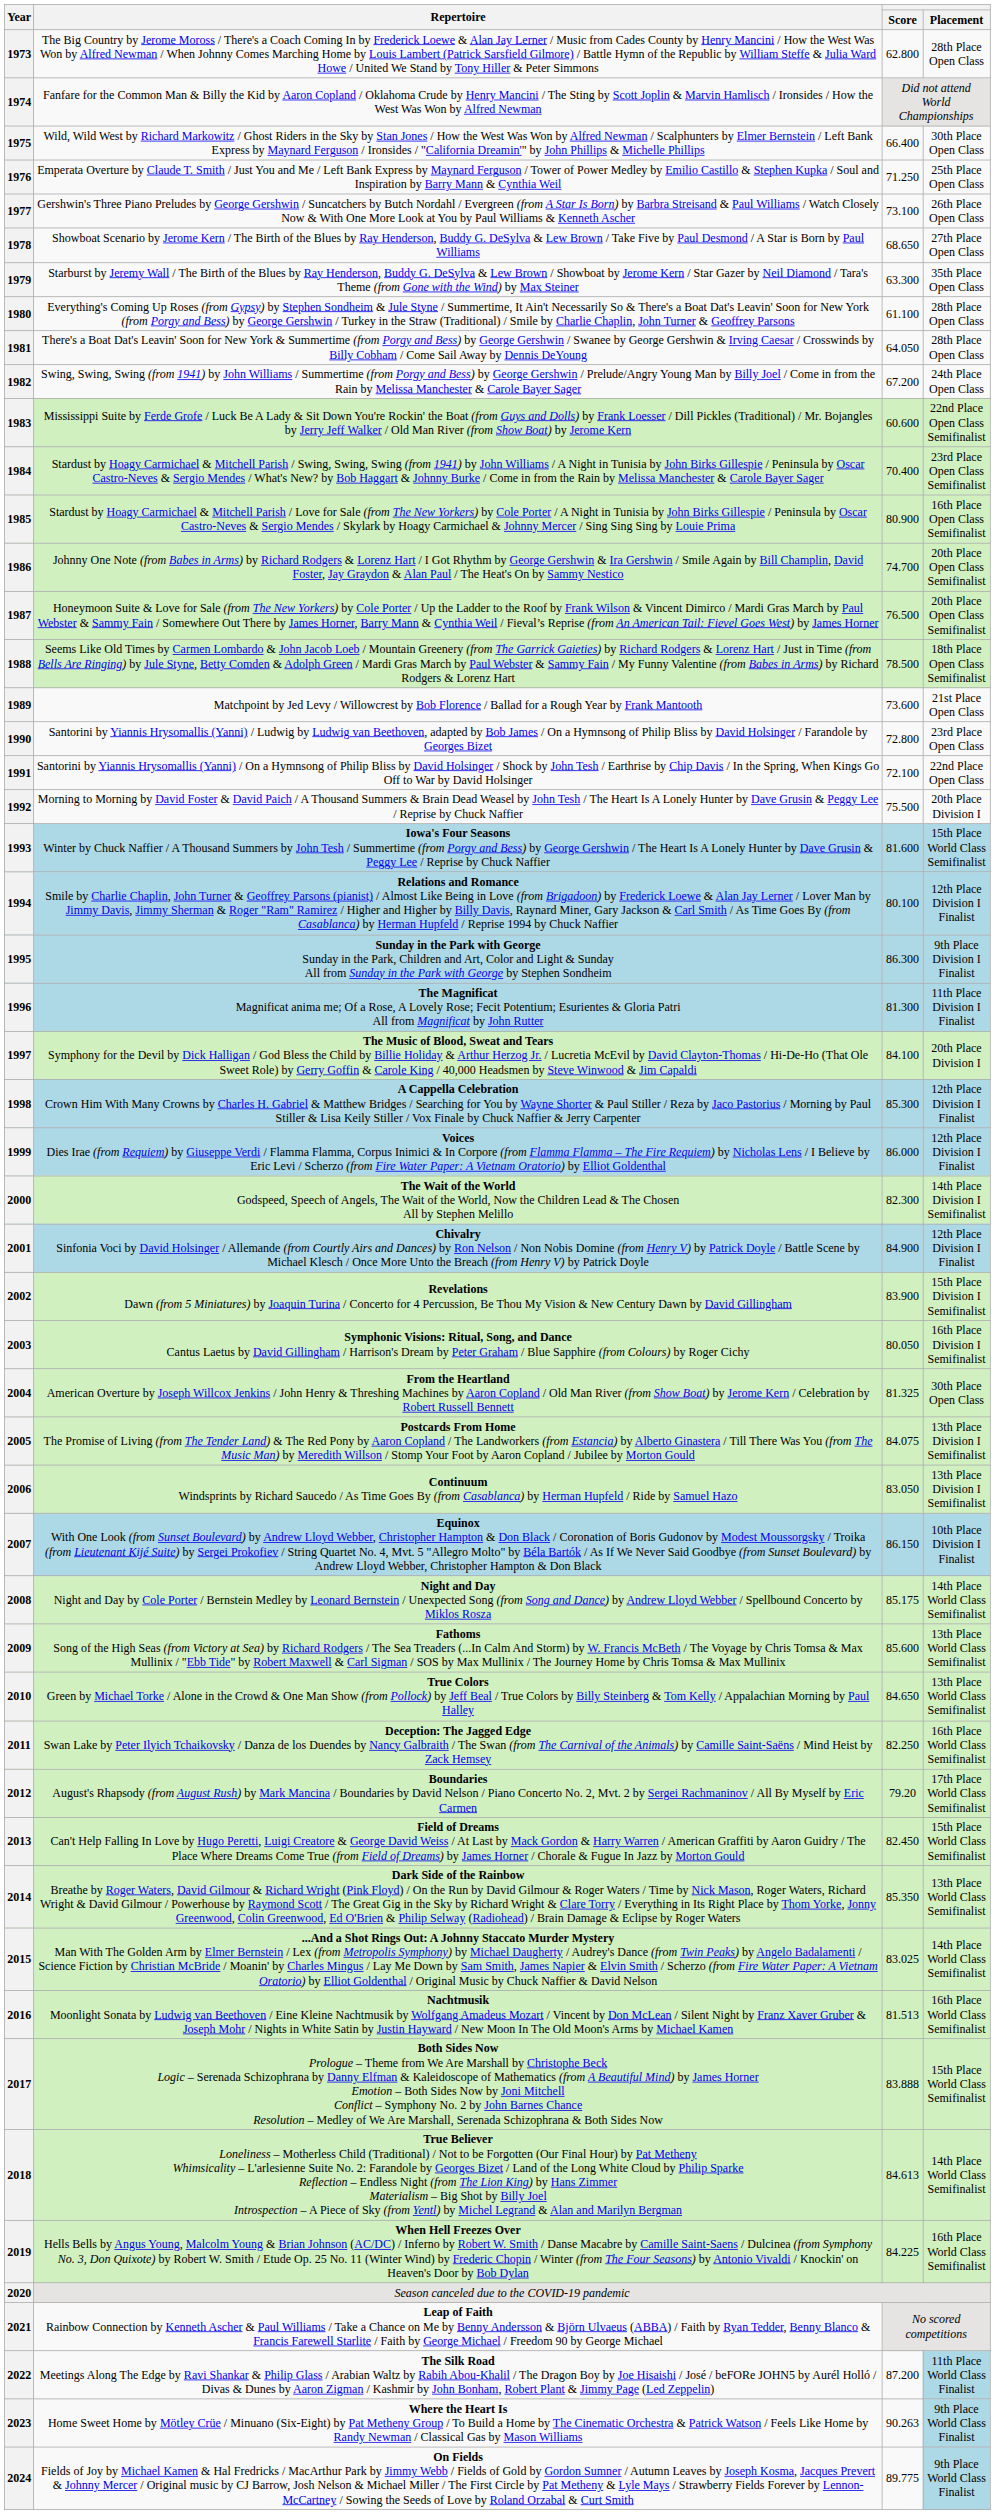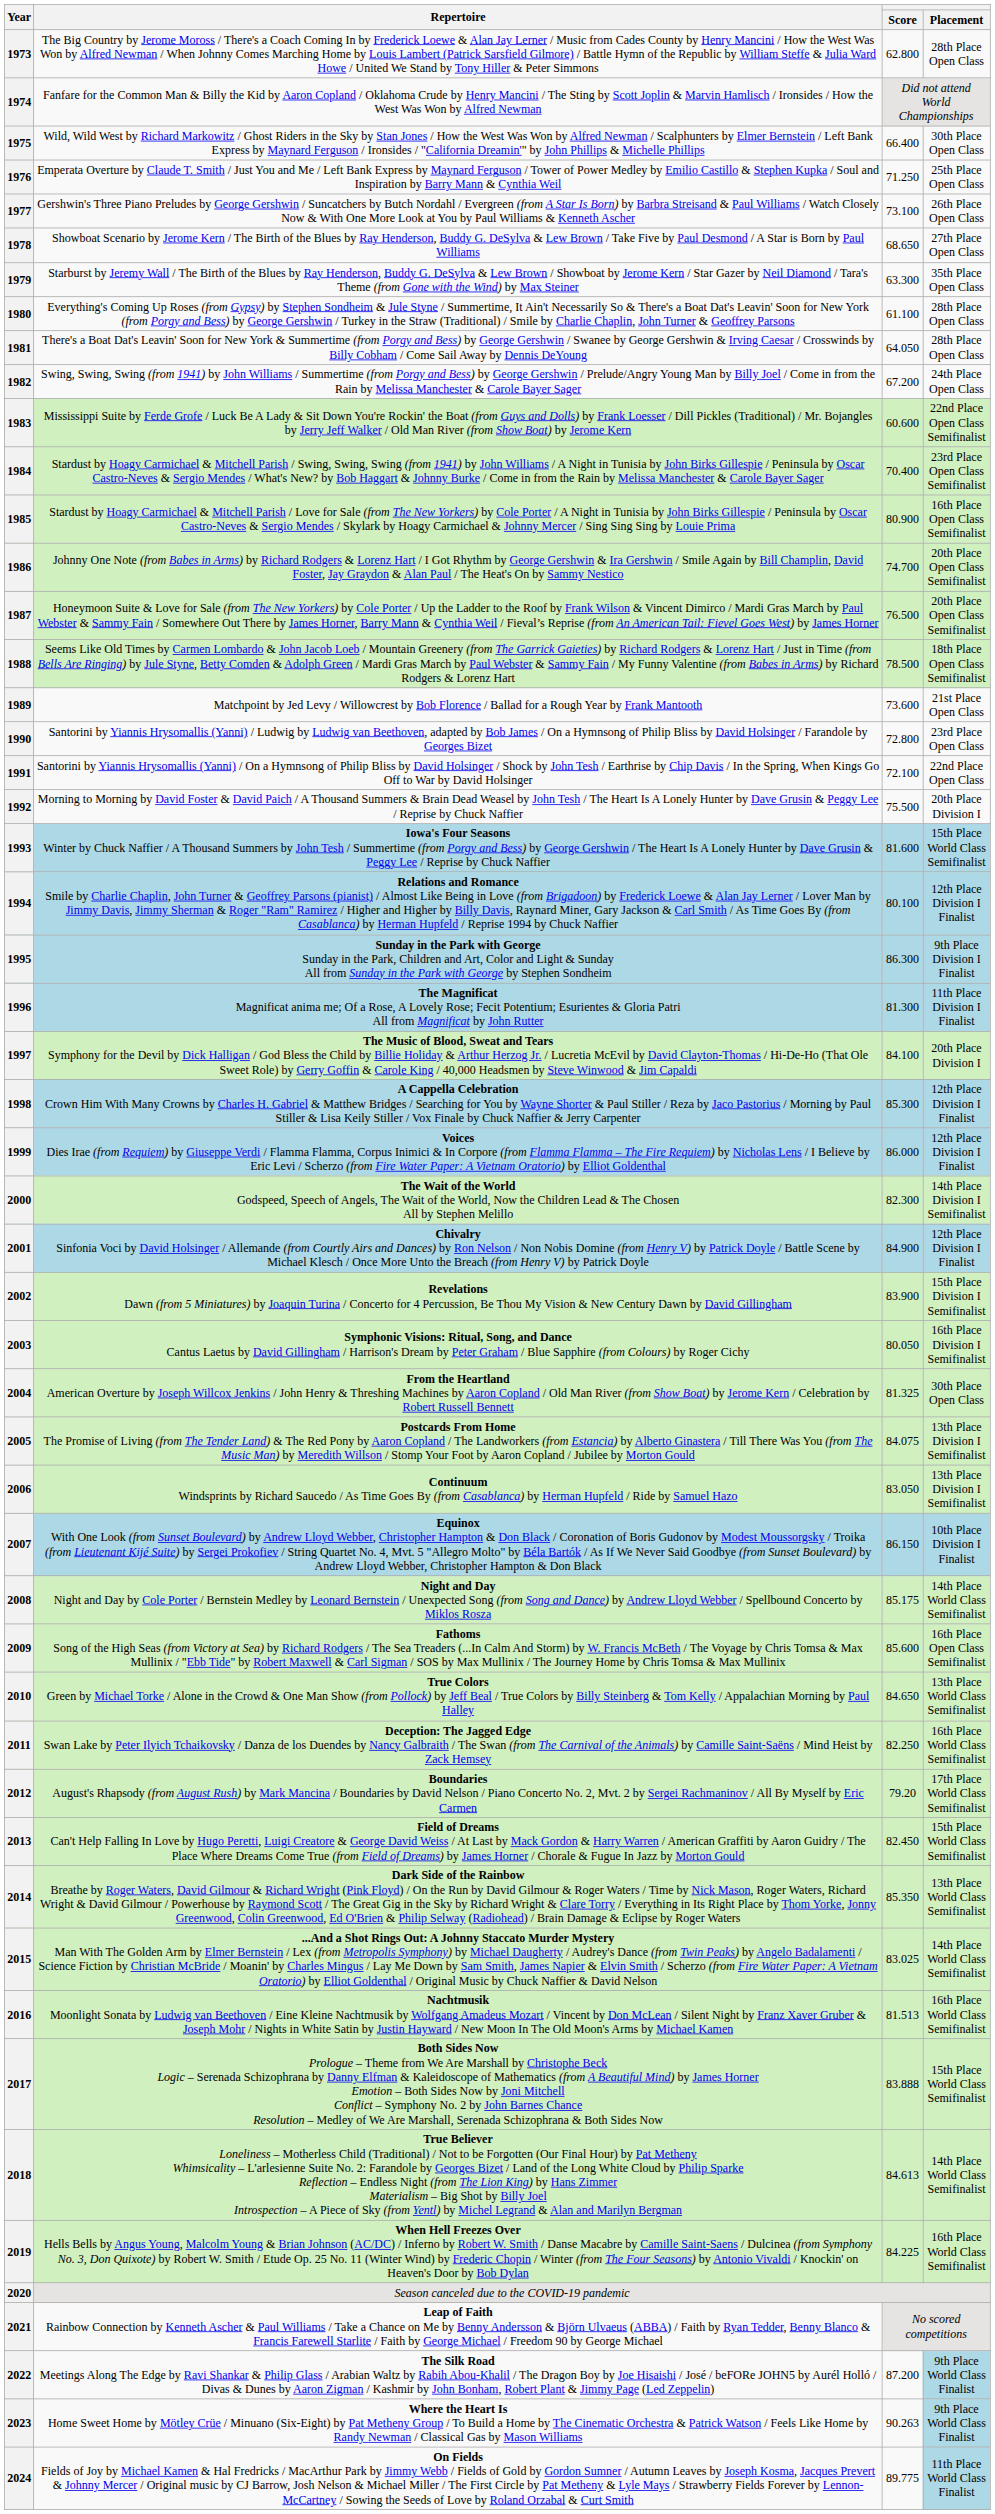(956, 1648) 13th Place World Class Semifinalist -> (956, 1648) 16th Place Open Class Semifinalist
(956, 2375) 11th Place World Class Finalist -> (956, 2375) 9th Place World Class Finalist
(956, 2478) 9th Place World Class Finalist -> (956, 2478) 11th Place World Class Finalist
